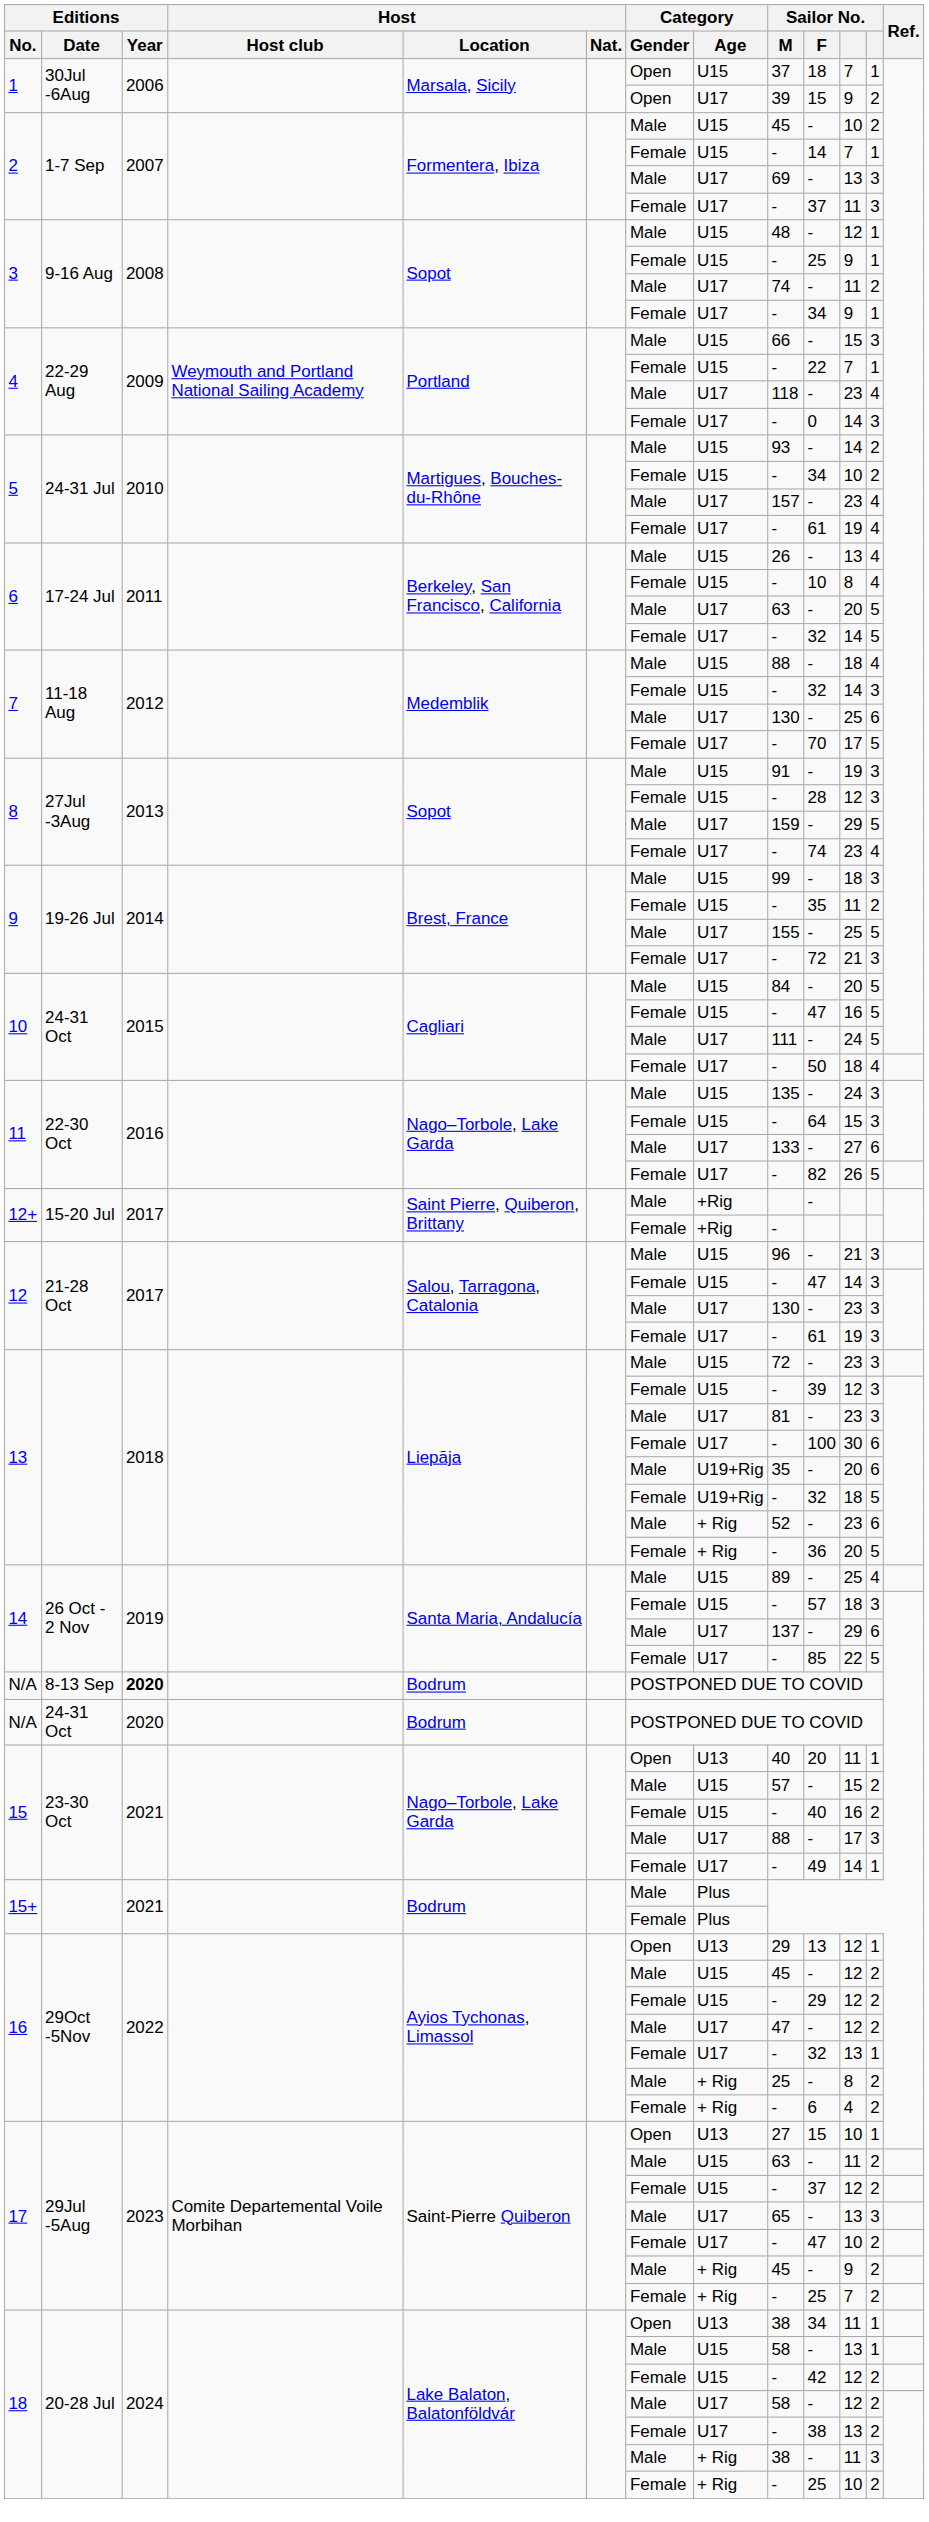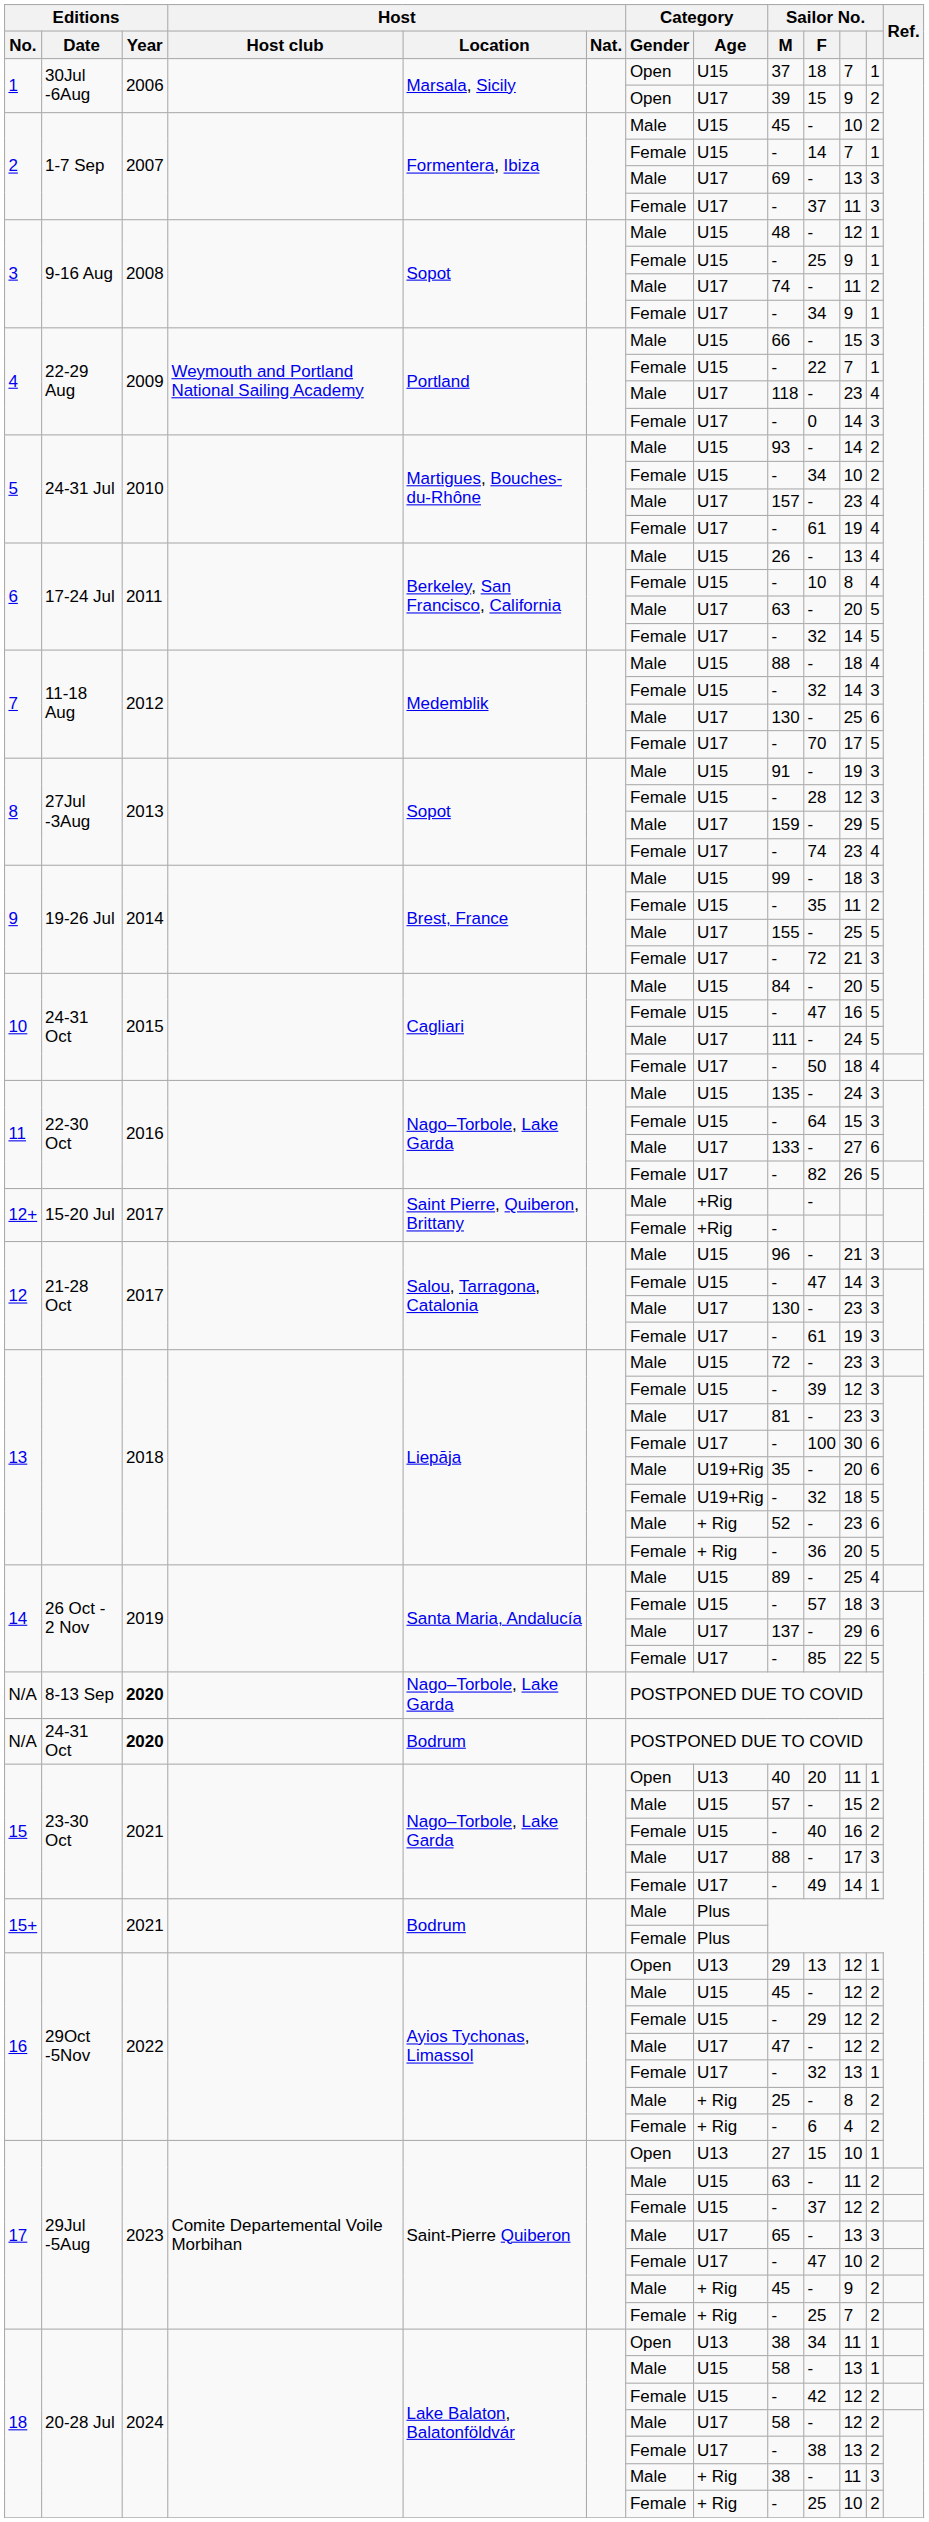(436, 1685) Bodrum -> (482, 1695) Nago–Torbole, Lake Garda
(145, 1722) normal -> (145, 1741) bold
